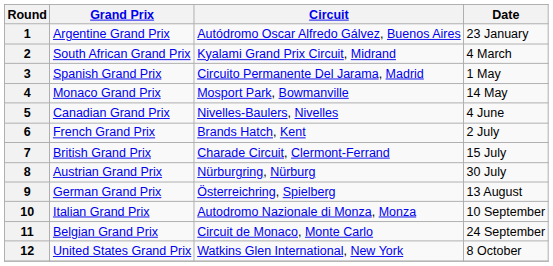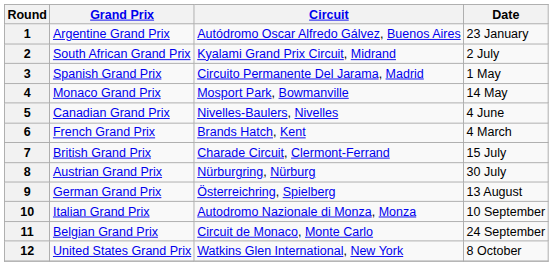(489, 53) 4 March -> (483, 53) 2 July
(483, 132) 2 July -> (489, 132) 4 March
